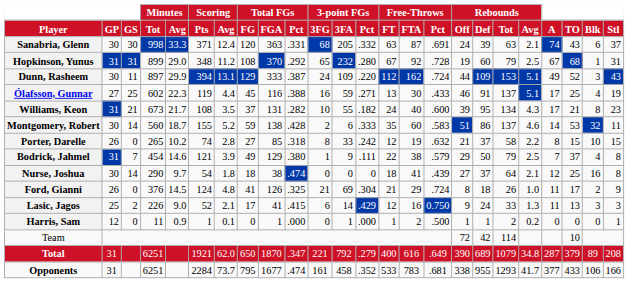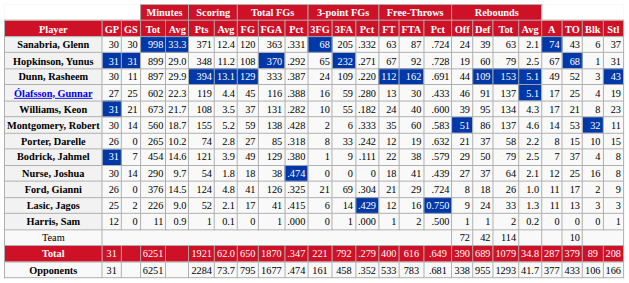(440, 45) .691 -> (440, 45) .724
(367, 61) .280 -> (367, 61) .271
(440, 77) .724 -> (440, 77) .691
(367, 93) .271 -> (367, 93) .280
